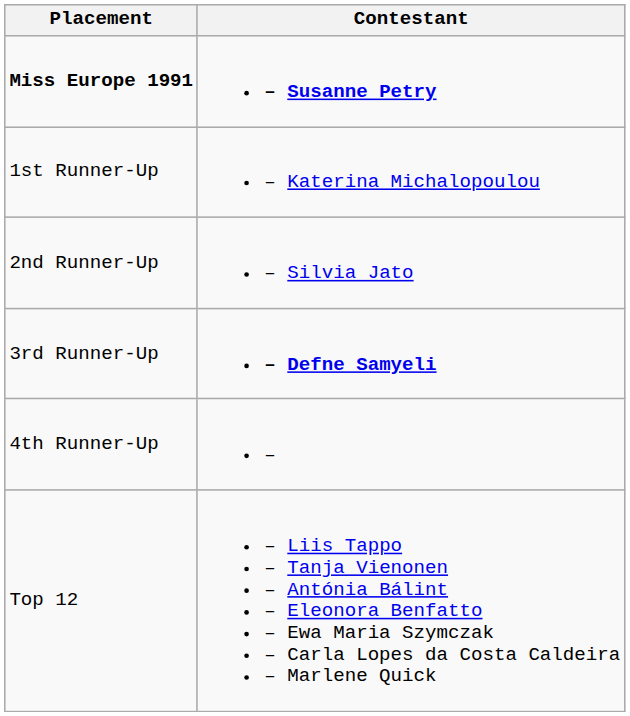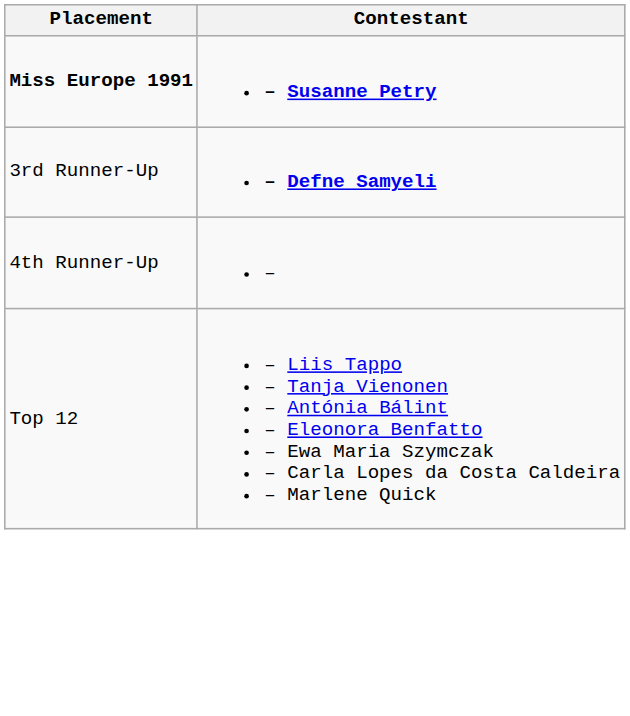- row: (84, 172)
- row: (84, 263)
